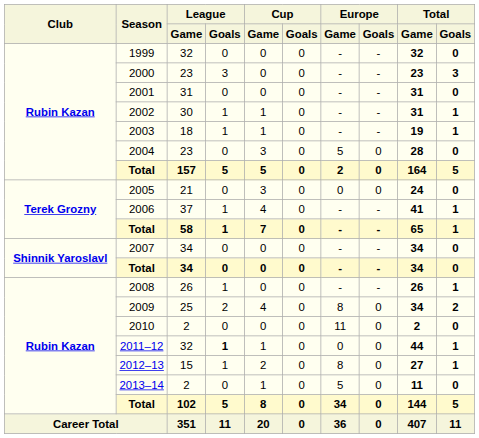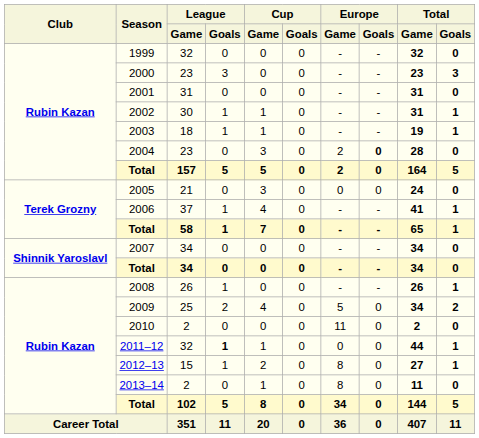(340, 151) 5 -> (340, 151) 2
(379, 151) normal -> (379, 151) bold
(340, 307) 8 -> (340, 307) 5
(340, 385) 5 -> (340, 385) 8
